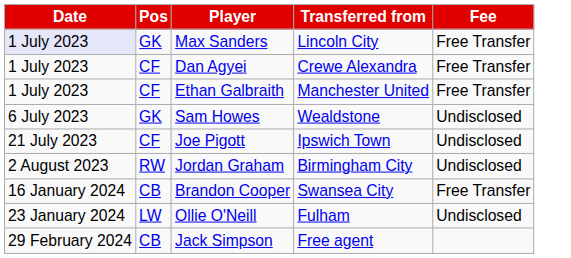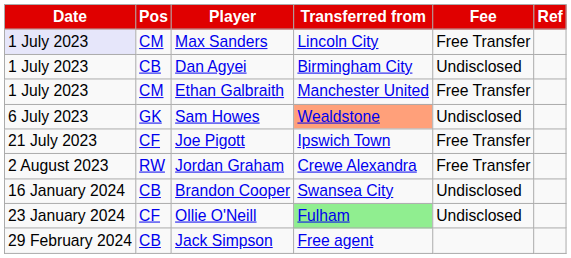+ column: (550, 16)
(150, 41) GK -> (151, 41) CM
(150, 66) CF -> (150, 66) CB
(357, 66) Crewe Alexandra -> (355, 66) Birmingham City
(483, 66) Free Transfer -> (479, 66) Undisclosed
(150, 91) CF -> (151, 91) CM
(339, 116) no background -> (339, 116) lightsalmon background
(479, 141) Undisclosed -> (483, 141) Free Transfer
(355, 166) Birmingham City -> (357, 166) Crewe Alexandra
(479, 166) Undisclosed -> (483, 166) Free Transfer
(483, 191) Free Transfer -> (479, 191) Undisclosed
(150, 215) LW -> (150, 215) CF
(324, 215) no background -> (324, 215) lightgreen background
